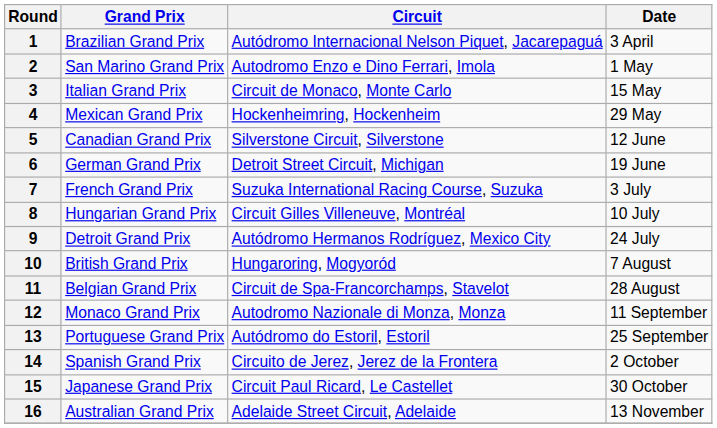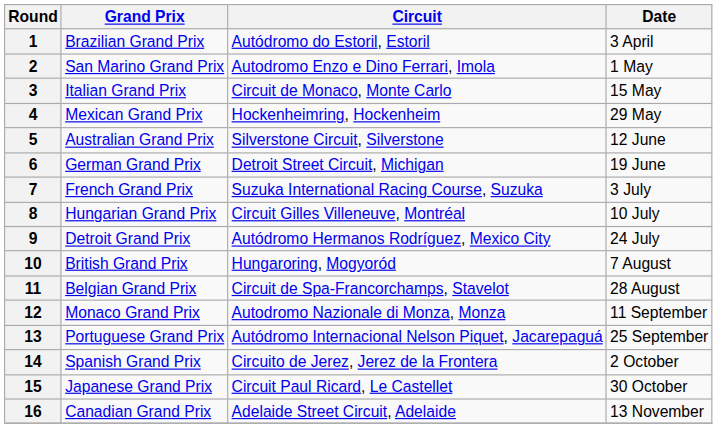(417, 41) Autódromo Internacional Nelson Piquet, Jacarepaguá -> (331, 41) Autódromo do Estoril, Estoril
(138, 140) Canadian Grand Prix -> (139, 140) Australian Grand Prix
(331, 337) Autódromo do Estoril, Estoril -> (417, 337) Autódromo Internacional Nelson Piquet, Jacarepaguá
(139, 411) Australian Grand Prix -> (138, 411) Canadian Grand Prix
